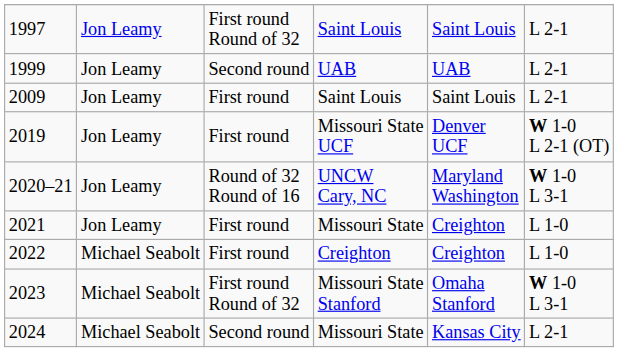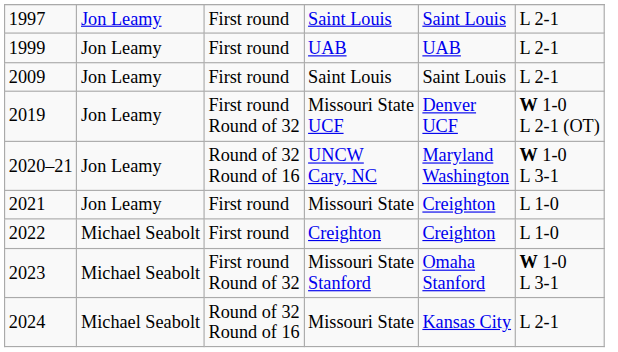(254, 29) First round Round of 32 -> (249, 18) First round
(259, 68) Second round -> (249, 47) First round
(249, 136) First round -> (254, 116) First round Round of 32
(259, 332) Second round -> (254, 322) Round of 32 Round of 16
